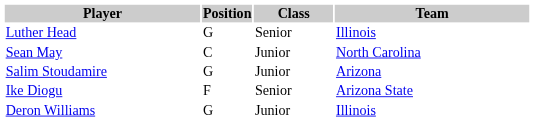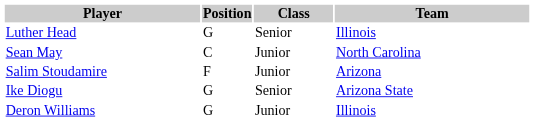(208, 71) G -> (207, 71) F
(207, 91) F -> (208, 91) G
